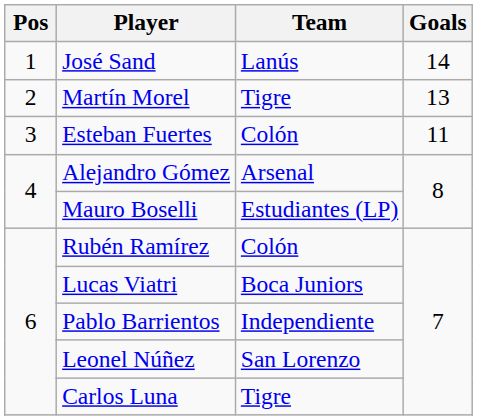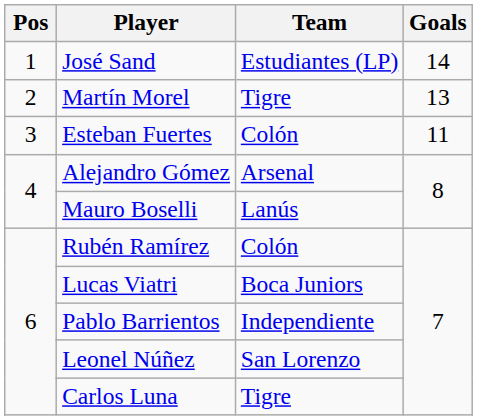(270, 60) Lanús -> (320, 60) Estudiantes (LP)
(320, 209) Estudiantes (LP) -> (270, 209) Lanús
